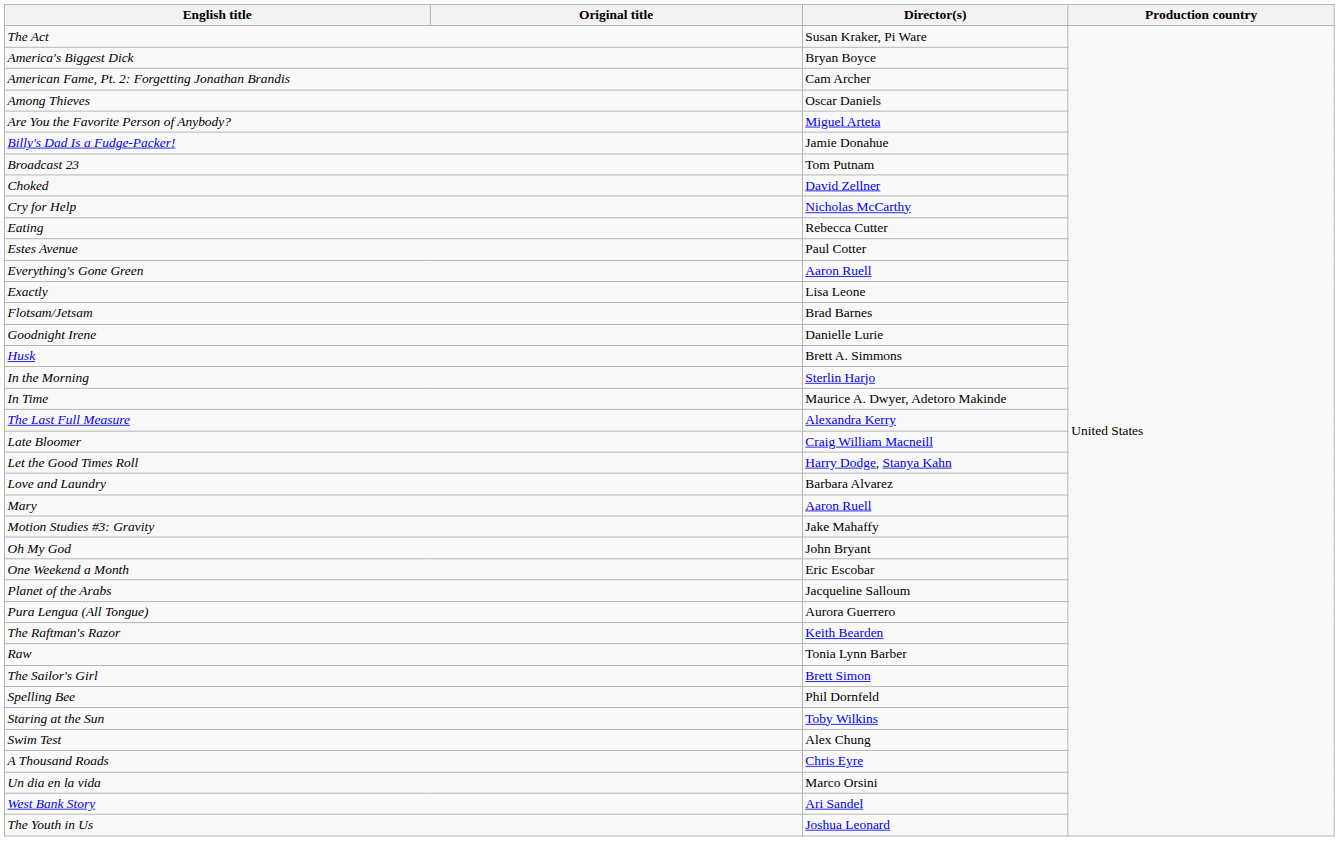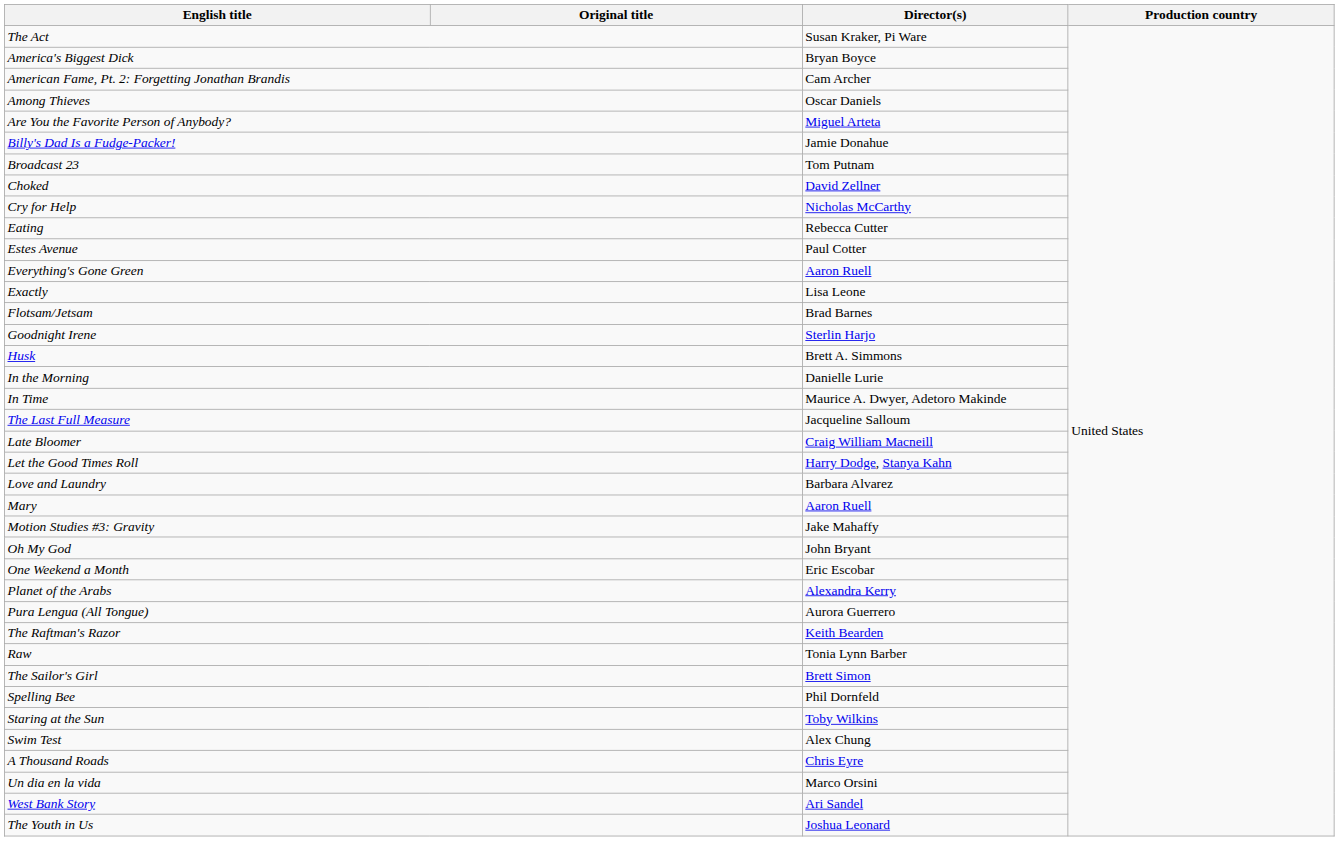(844, 334) Danielle Lurie -> (840, 334) Sterlin Harjo
(840, 377) Sterlin Harjo -> (844, 377) Danielle Lurie
(851, 420) Alexandra Kerry -> (858, 420) Jacqueline Salloum
(858, 590) Jacqueline Salloum -> (851, 590) Alexandra Kerry
